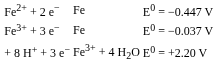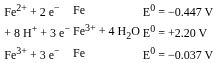rows swapped: (32, 30) <-> (37, 51)
